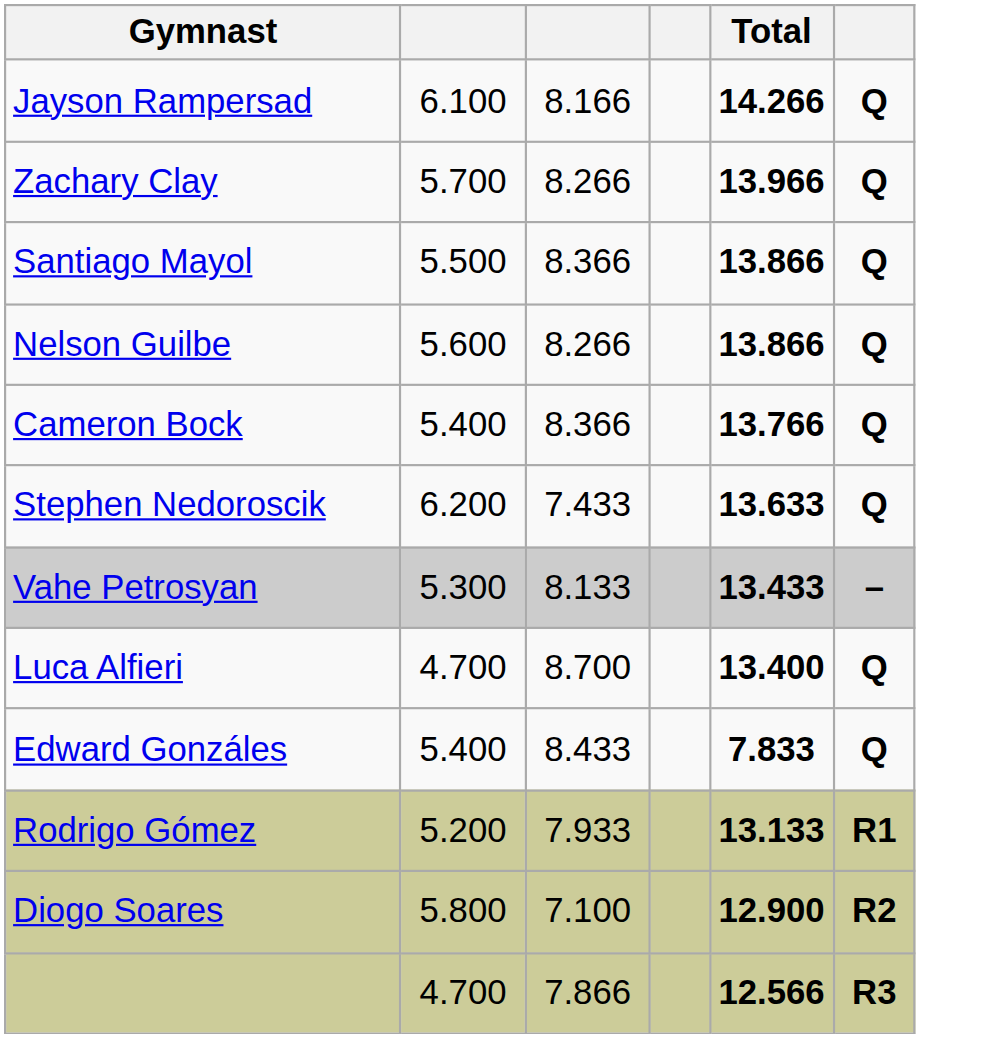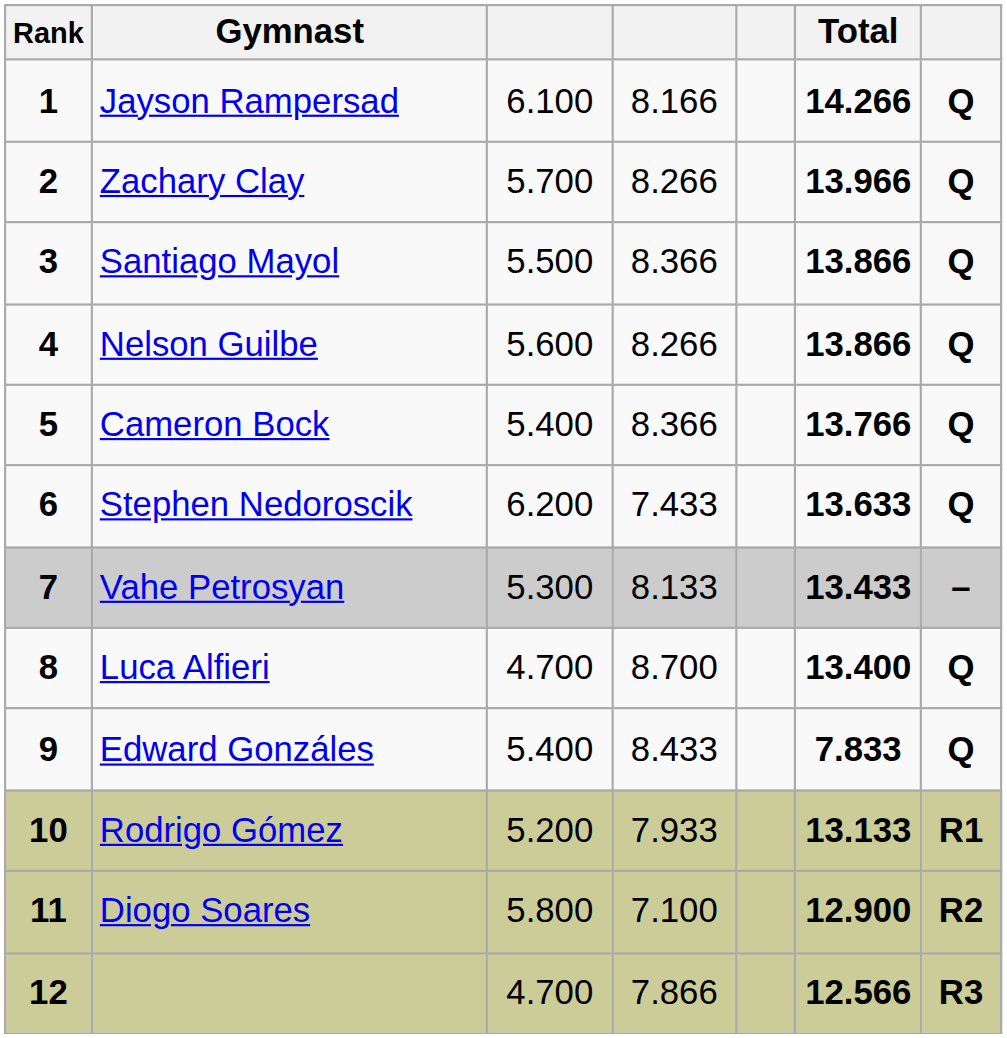+ column: (48, 34)
